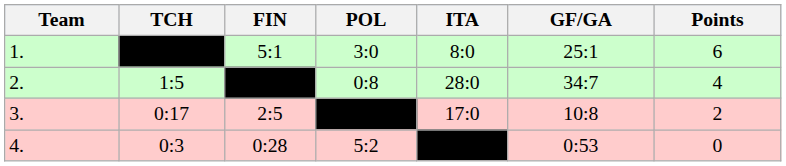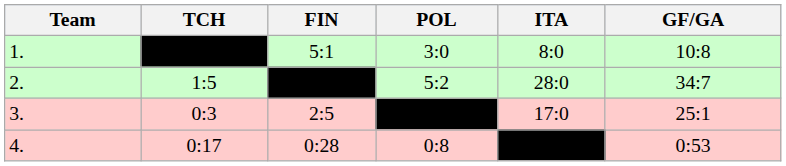- column: (717, 20)
(581, 51) 25:1 -> (693, 51) 10:8
(366, 82) 0:8 -> (436, 82) 5:2
(172, 113) 0:17 -> (204, 113) 0:3
(581, 113) 10:8 -> (693, 113) 25:1
(172, 144) 0:3 -> (204, 144) 0:17
(366, 144) 5:2 -> (436, 144) 0:8
